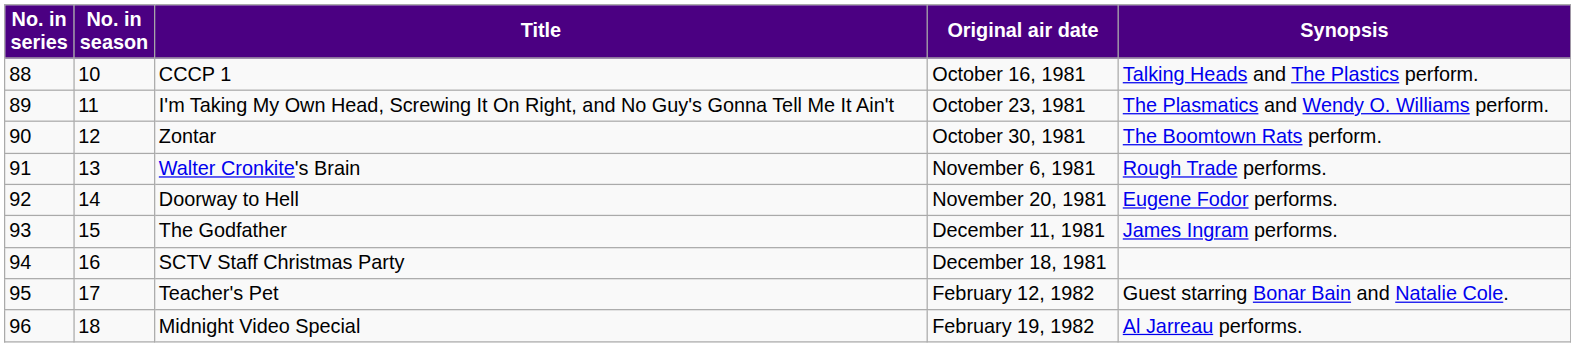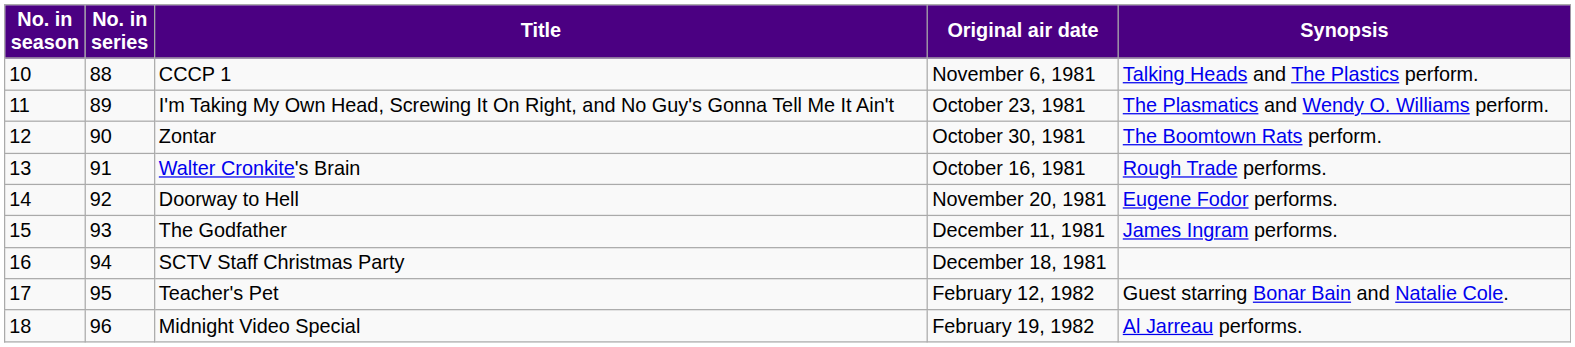columns swapped: (39, 31) <-> (114, 31)
(1009, 74) October 16, 1981 -> (1014, 74) November 6, 1981
(1014, 168) November 6, 1981 -> (1009, 168) October 16, 1981
